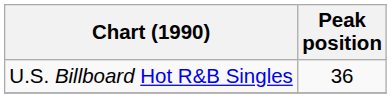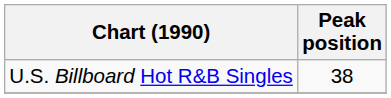(342, 76) 36 -> (342, 76) 38
